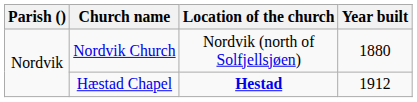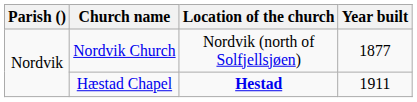(375, 50) 1880 -> (375, 50) 1877
(375, 84) 1912 -> (375, 84) 1911
